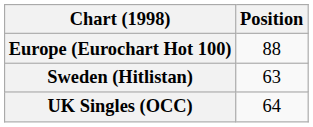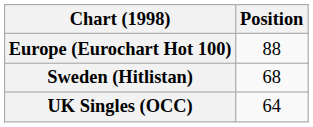(272, 77) 63 -> (272, 77) 68
